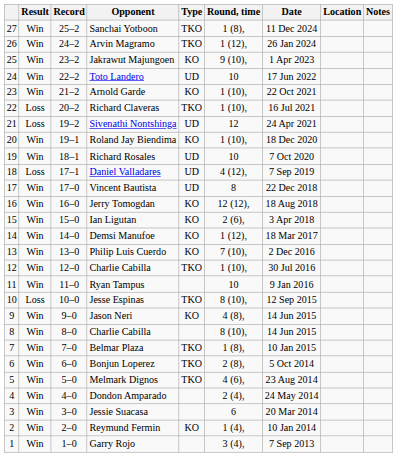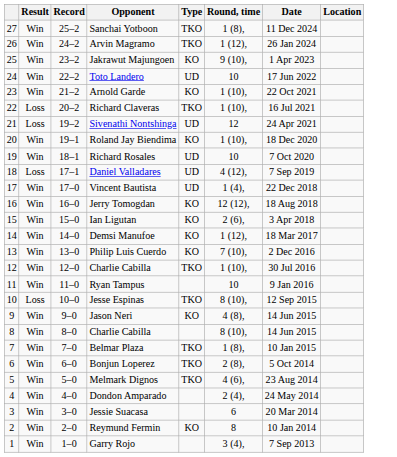- column: (378, 12)
(234, 188) 8 -> (234, 188) 1 (4),
(234, 428) 1 (4), -> (234, 428) 8
